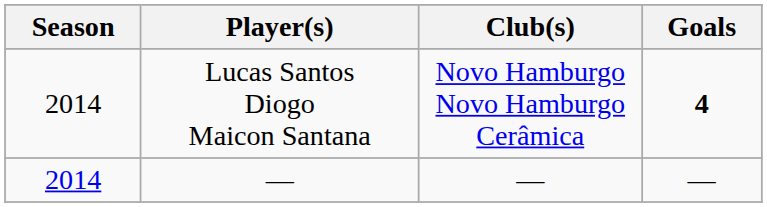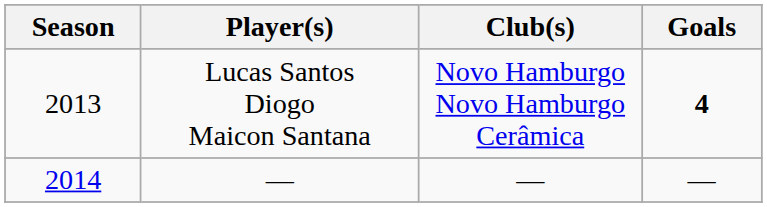(73, 103) 2014 -> (73, 103) 2013
